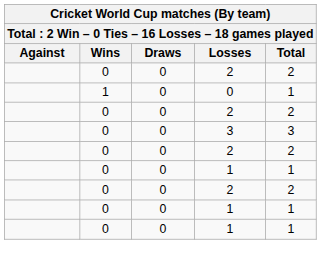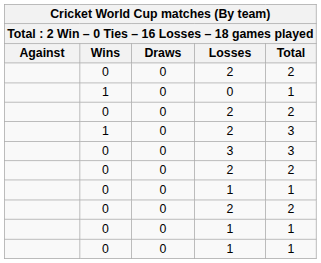+ row: (105, 131)
